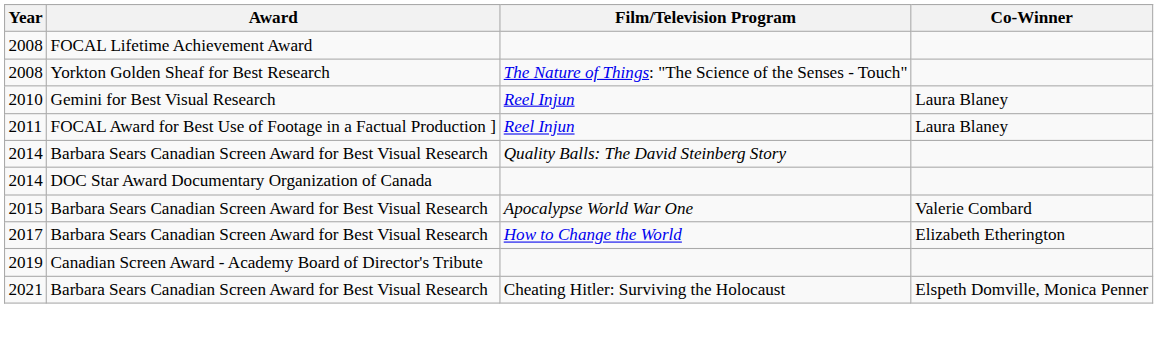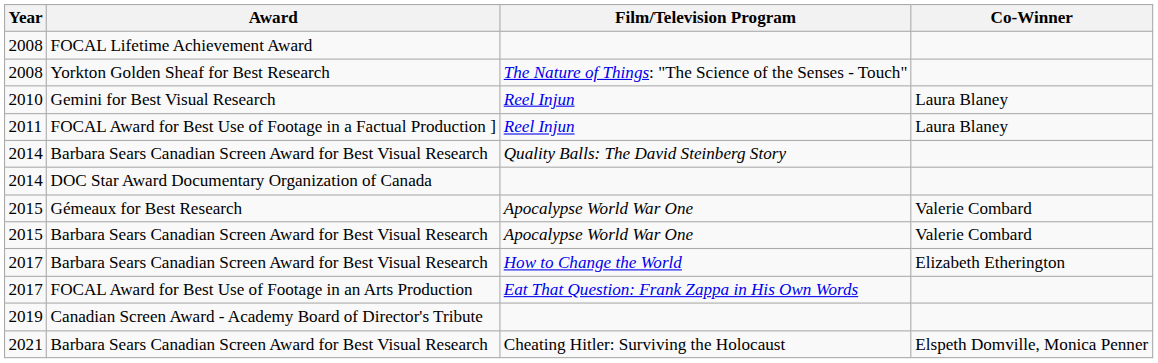+ row: (26, 208)
+ row: (26, 289)
